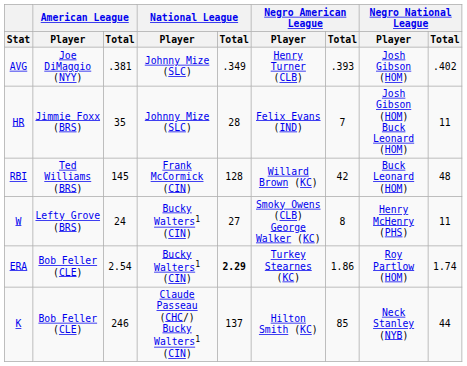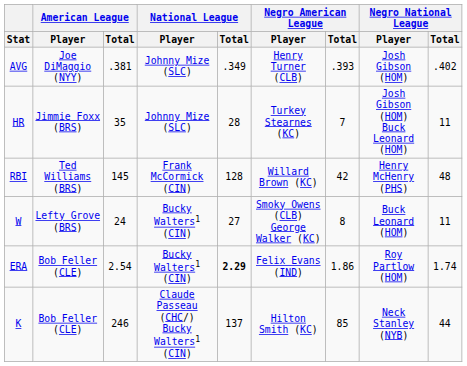(288, 122) Felix Evans (IND) -> (288, 122) Turkey Stearnes (KC)
(394, 177) Buck Leonard (HOM) -> (394, 177) Henry McHenry (PHS)
(394, 221) Henry McHenry (PHS) -> (394, 221) Buck Leonard (HOM)
(288, 266) Turkey Stearnes (KC) -> (288, 266) Felix Evans (IND)
